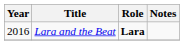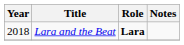(18, 31) 2016 -> (18, 31) 2018
